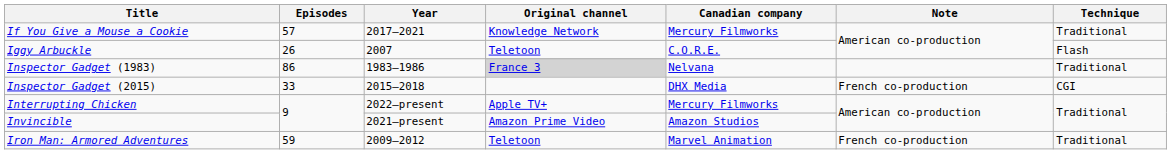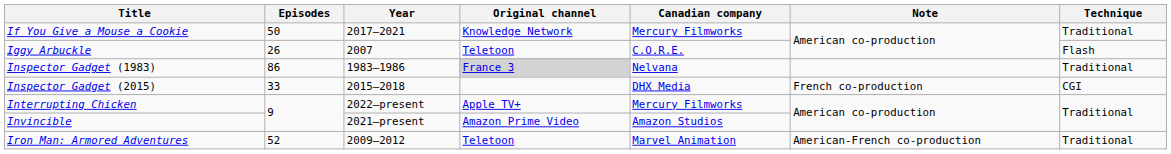(289, 31) 57 -> (274, 31) 50
(289, 140) 59 -> (274, 140) 52
(903, 140) French co-production -> (887, 140) American-French co-production
